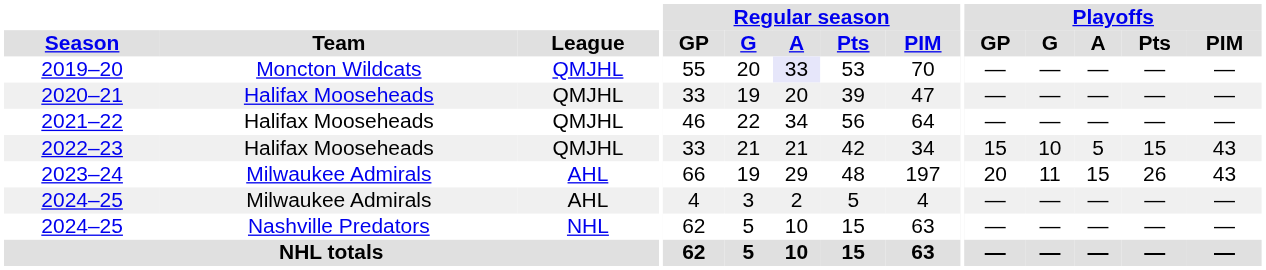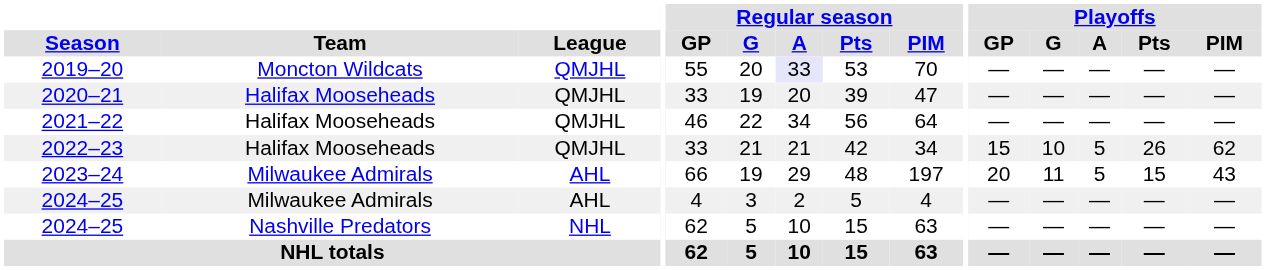(1155, 147) 15 -> (1154, 147) 26
(1225, 147) 43 -> (1224, 147) 62
(1098, 174) 15 -> (1100, 174) 5
(1155, 174) 26 -> (1154, 174) 15
